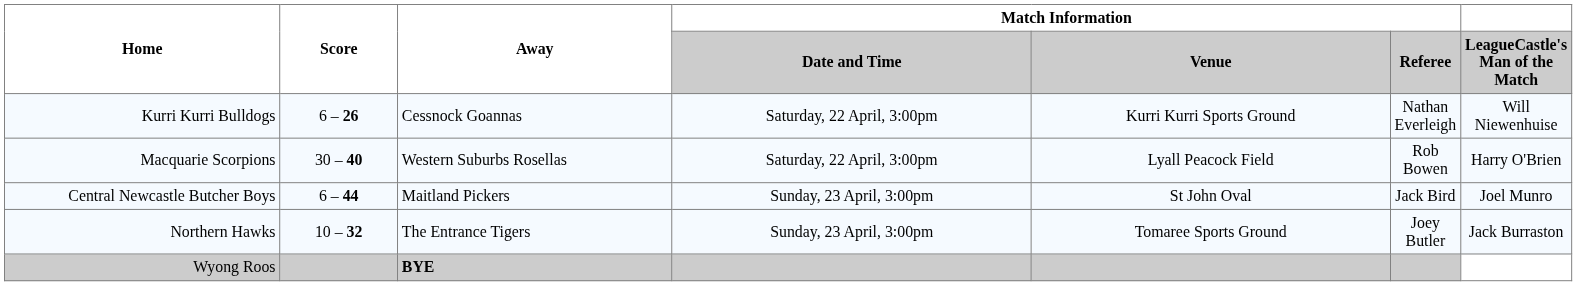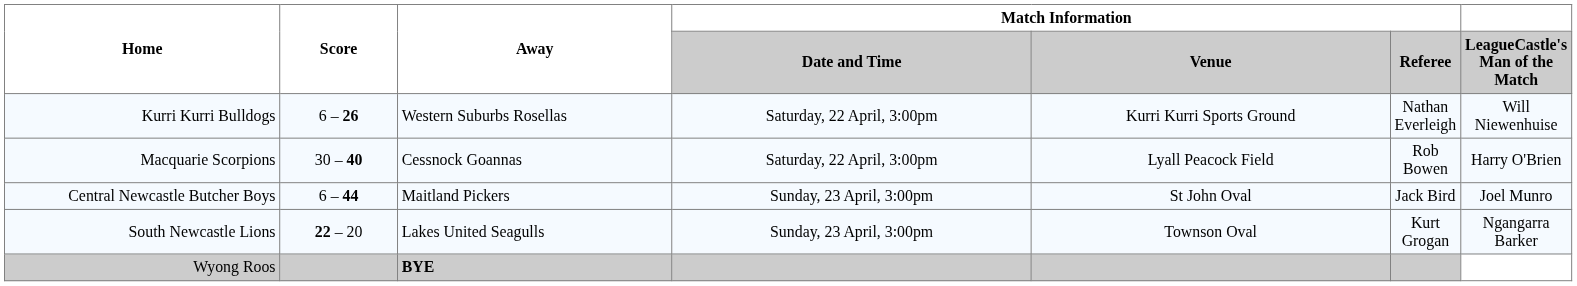(462, 115) Cessnock Goannas -> (484, 115) Western Suburbs Rosellas
(484, 160) Western Suburbs Rosellas -> (462, 160) Cessnock Goannas
- row: (223, 231)
+ row: (202, 231)
